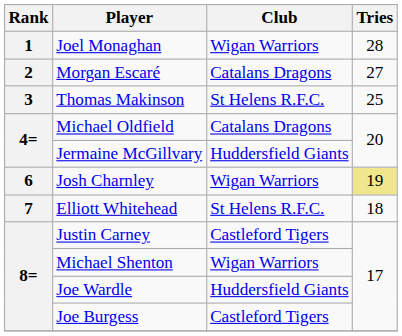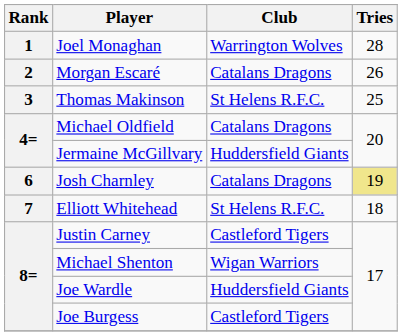(264, 45) Wigan Warriors -> (276, 45) Warrington Wolves
(375, 72) 27 -> (375, 72) 26
(264, 180) Wigan Warriors -> (271, 180) Catalans Dragons
